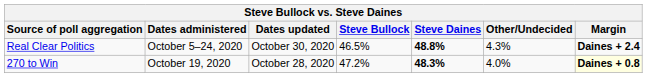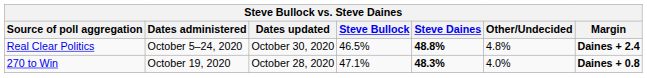(498, 47) 4.3% -> (498, 47) 4.8%
(354, 64) 47.2% -> (354, 64) 47.1%
(609, 64) lightyellow background -> (609, 64) no background
